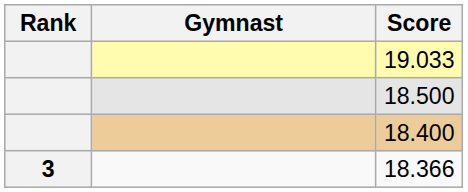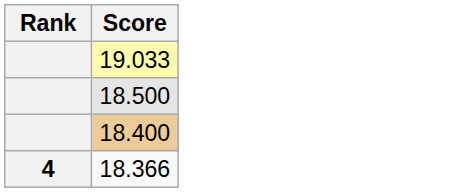- column: (234, 23)
(48, 170) 3 -> (48, 170) 4
